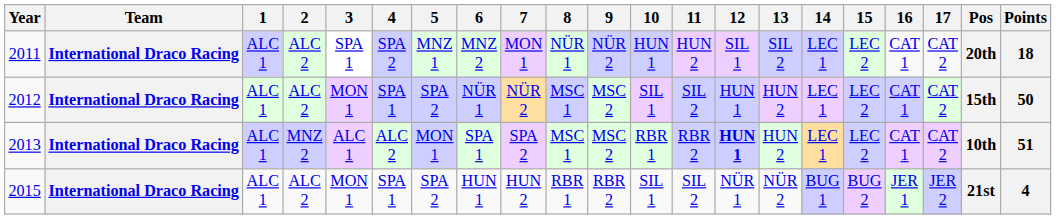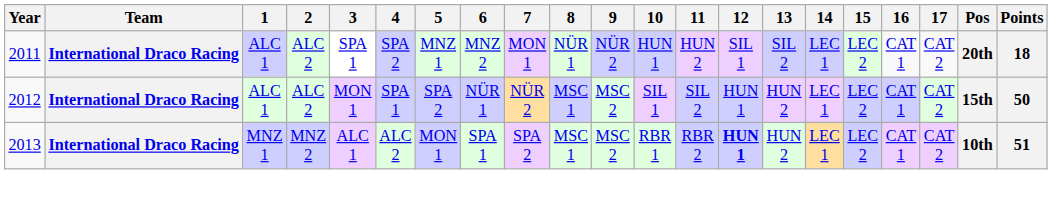(263, 145) ALC 1 -> (265, 145) MNZ 1
- row: (25, 190)
